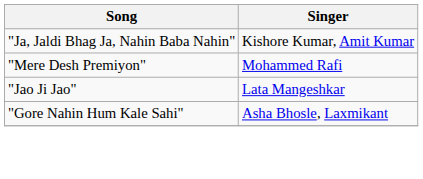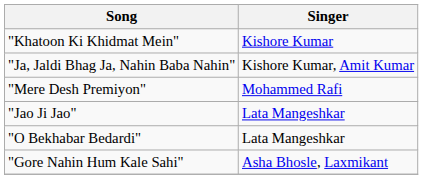+ row: (94, 41)
+ row: (74, 138)
